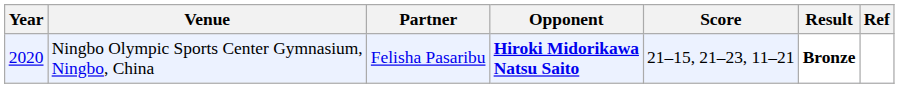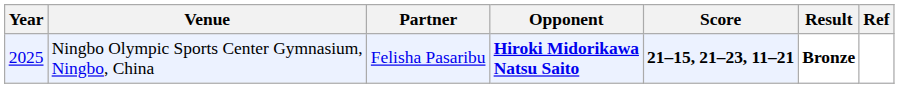(26, 58) 2020 -> (26, 58) 2025
(721, 58) normal -> (721, 58) bold
